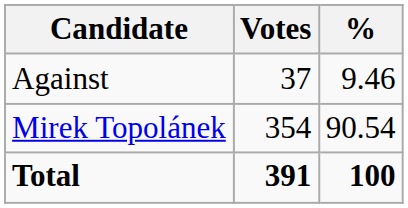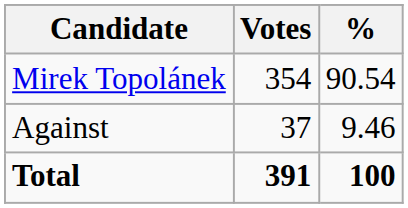rows swapped: (119, 127) <-> (60, 78)
